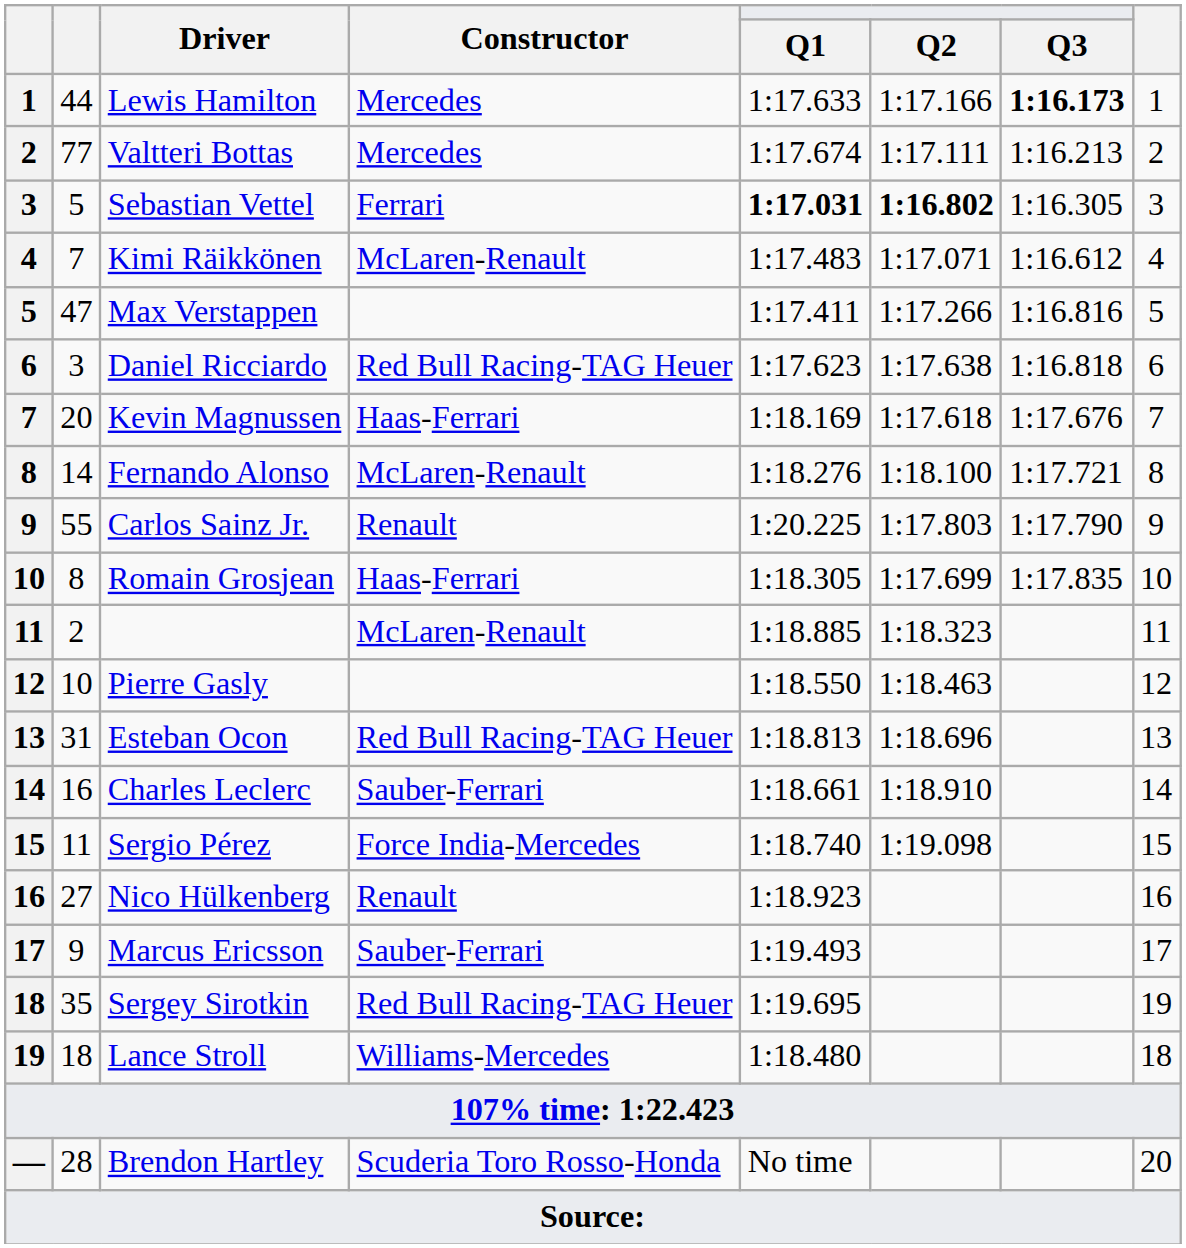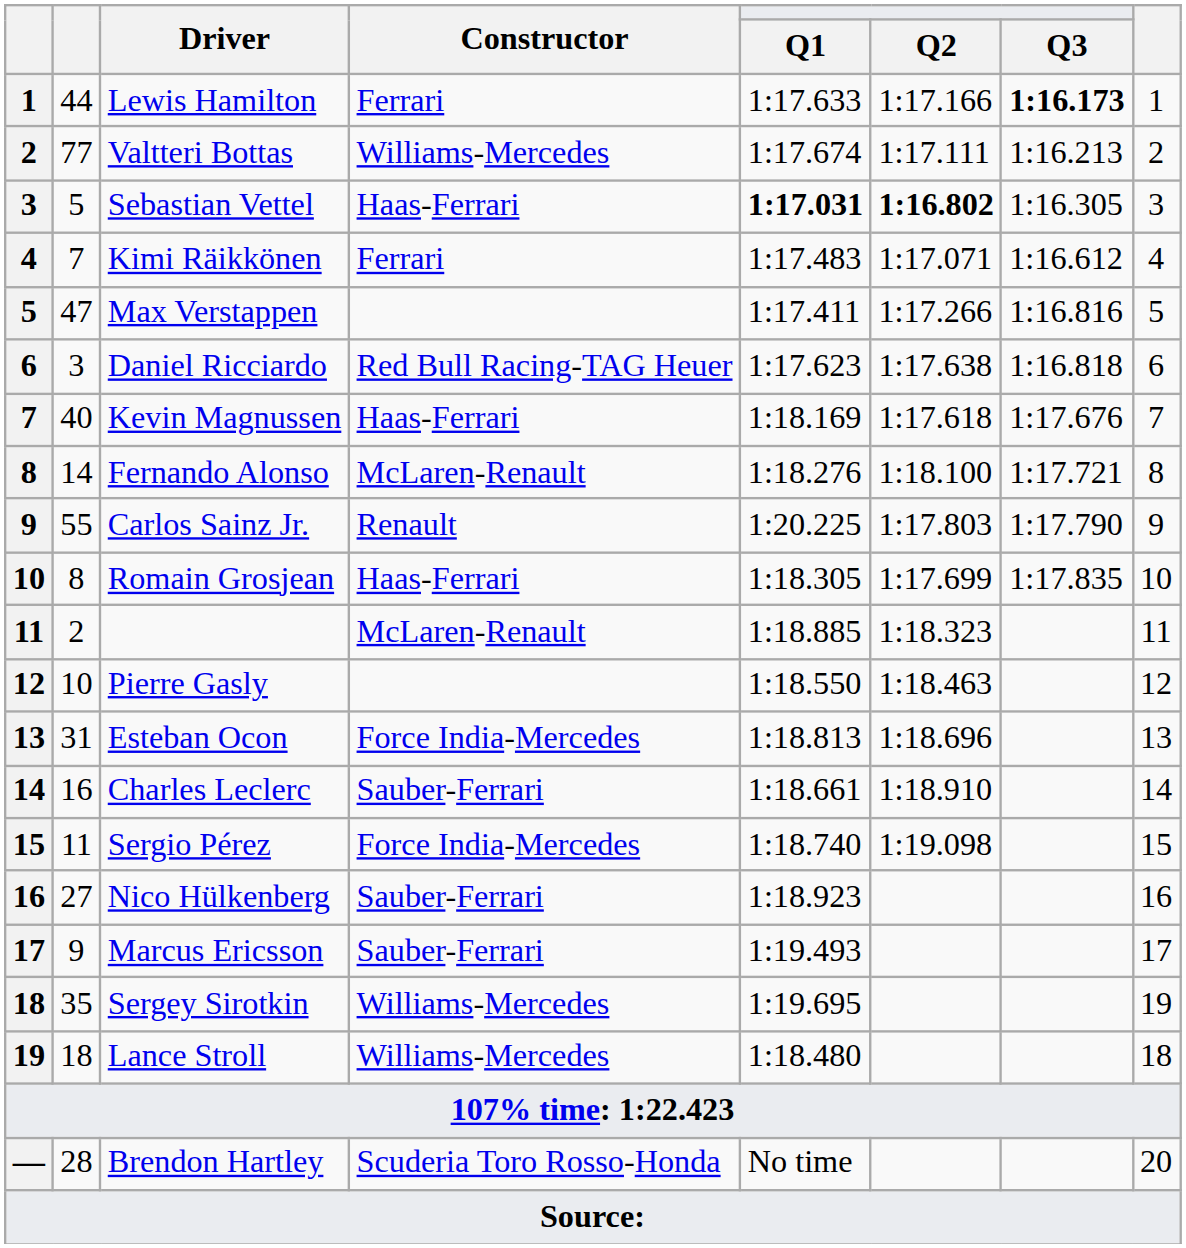(419, 99) Mercedes -> (400, 99) Ferrari
(419, 152) Mercedes -> (483, 152) Williams-Mercedes
(400, 205) Ferrari -> (438, 205) Haas-Ferrari
(471, 258) McLaren-Renault -> (400, 258) Ferrari
(76, 418) 20 -> (76, 418) 40
(545, 737) Red Bull Racing-TAG Heuer -> (498, 737) Force India-Mercedes
(407, 896) Renault -> (450, 896) Sauber-Ferrari
(545, 1003) Red Bull Racing-TAG Heuer -> (483, 1003) Williams-Mercedes
